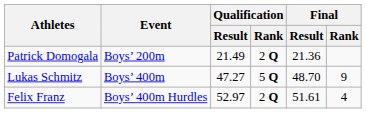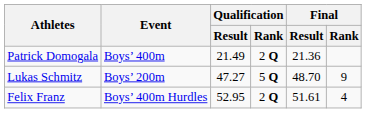(134, 56) Boys’ 200m -> (134, 56) Boys’ 400m
(134, 77) Boys’ 400m -> (134, 77) Boys’ 200m
(231, 97) 52.97 -> (231, 97) 52.95
